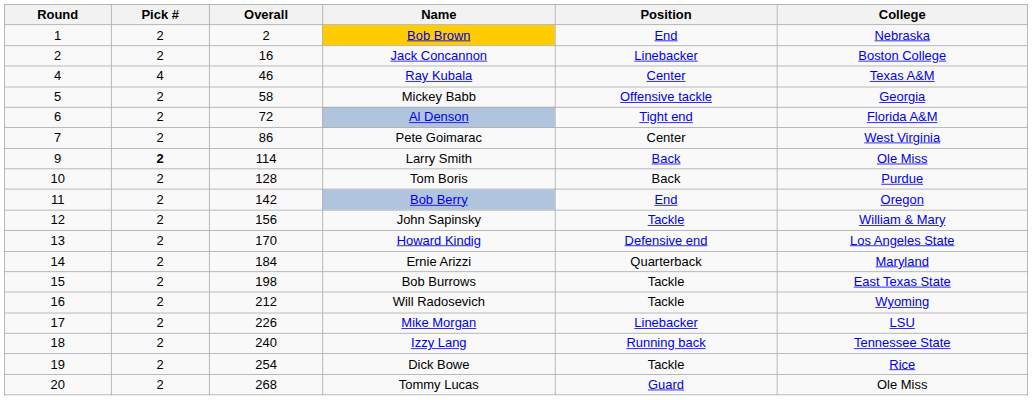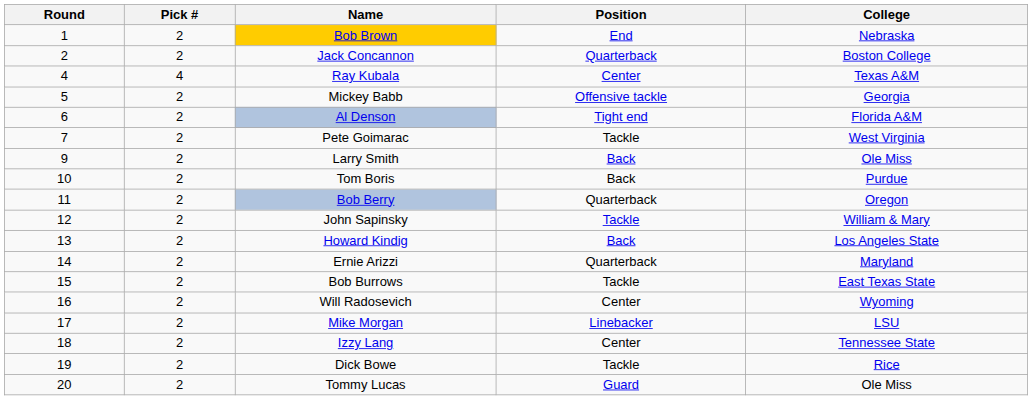- column: (266, 14)
(666, 55) Linebacker -> (621, 55) Quarterback
(666, 138) Center -> (621, 138) Tackle
(160, 158) bold -> (180, 158) normal
(666, 199) End -> (621, 199) Quarterback
(666, 240) Defensive end -> (621, 240) Back
(666, 302) Tackle -> (621, 302) Center
(666, 343) Running back -> (621, 343) Center
